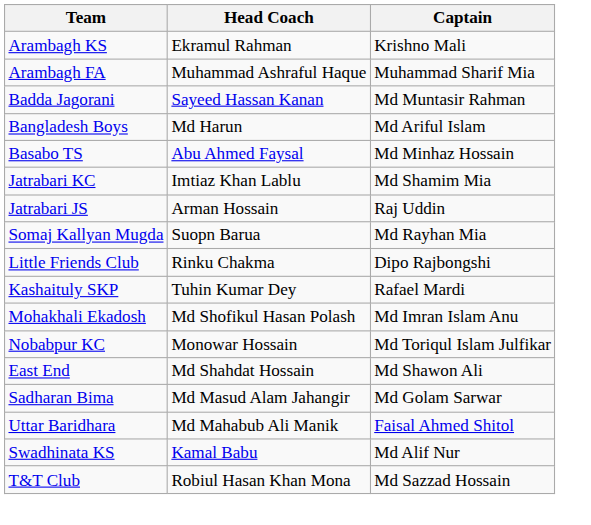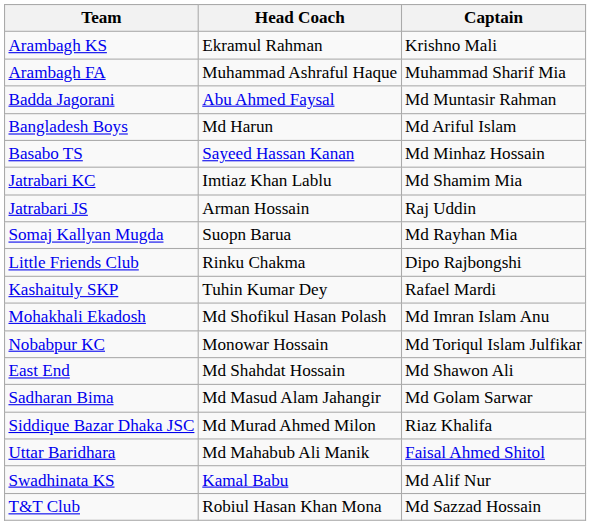(247, 99) Sayeed Hassan Kanan -> (268, 99) Abu Ahmed Faysal
(237, 153) Abu Ahmed Faysal -> (278, 153) Sayeed Hassan Kanan
+ row: (101, 425)
